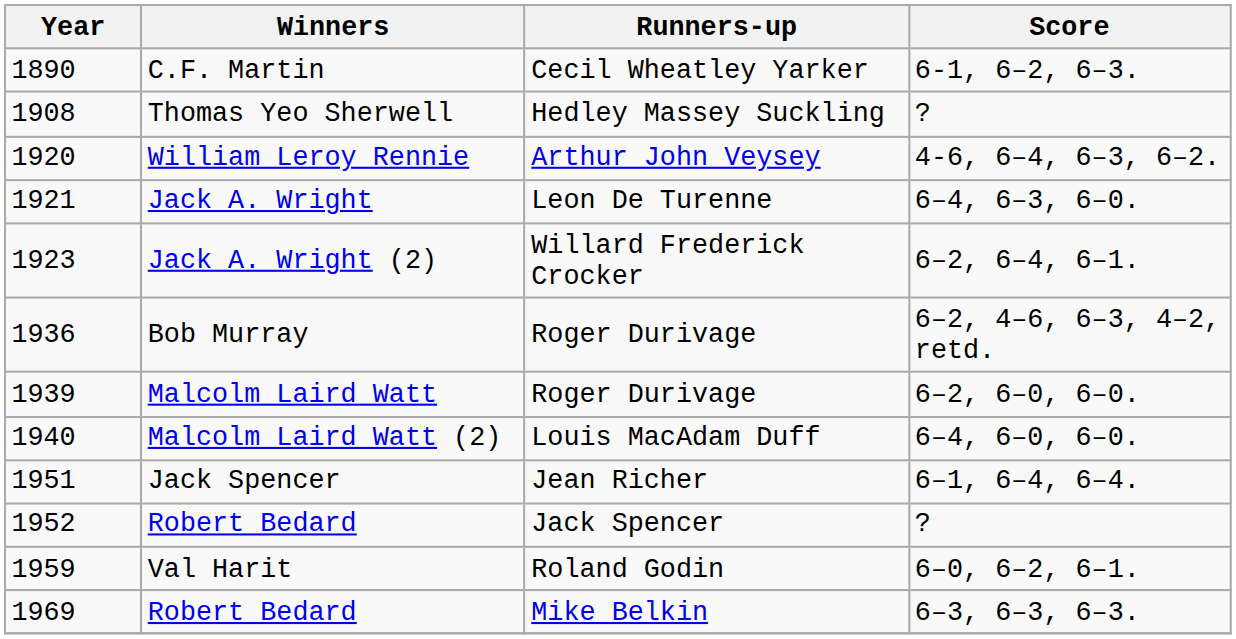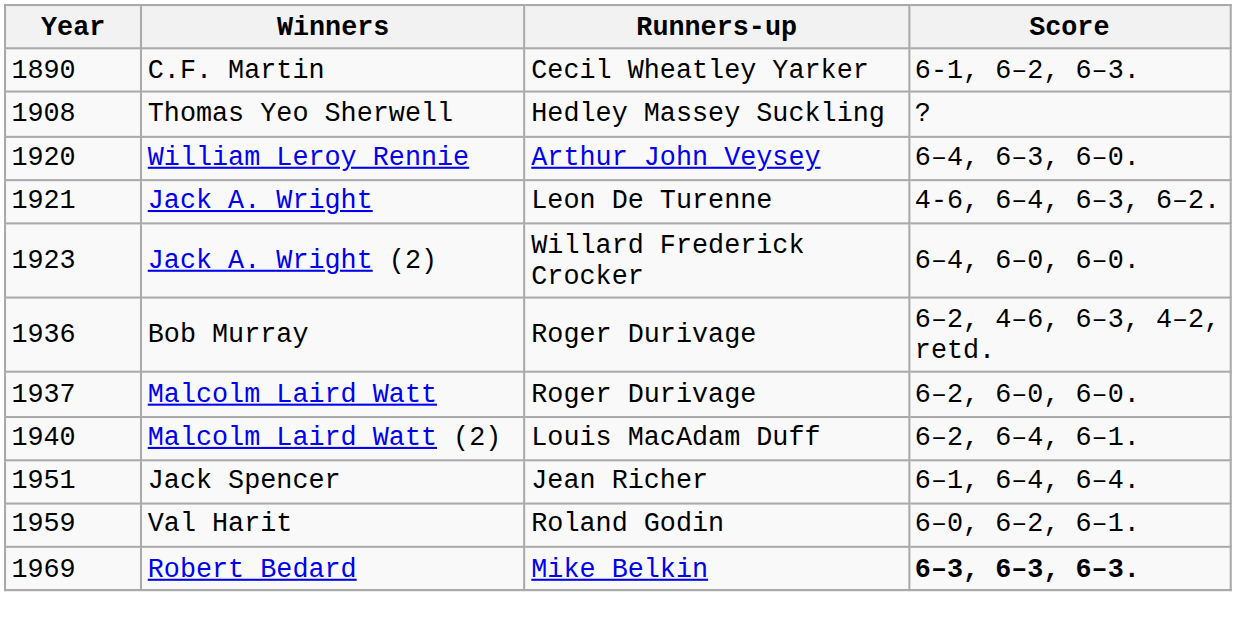(1068, 158) 4-6, 6–4, 6–3, 6–2. -> (1027, 158) 6–4, 6–3, 6–0.
(1027, 201) 6–4, 6–3, 6–0. -> (1068, 201) 4-6, 6–4, 6–3, 6–2.
(1027, 261) 6–2, 6–4, 6–1. -> (1027, 261) 6–4, 6–0, 6–0.
(44, 394) 1939 -> (44, 394) 1937
(1027, 438) 6–4, 6–0, 6–0. -> (1027, 438) 6–2, 6–4, 6–1.
- row: (252, 525)
(1027, 612) normal -> (1027, 569) bold
